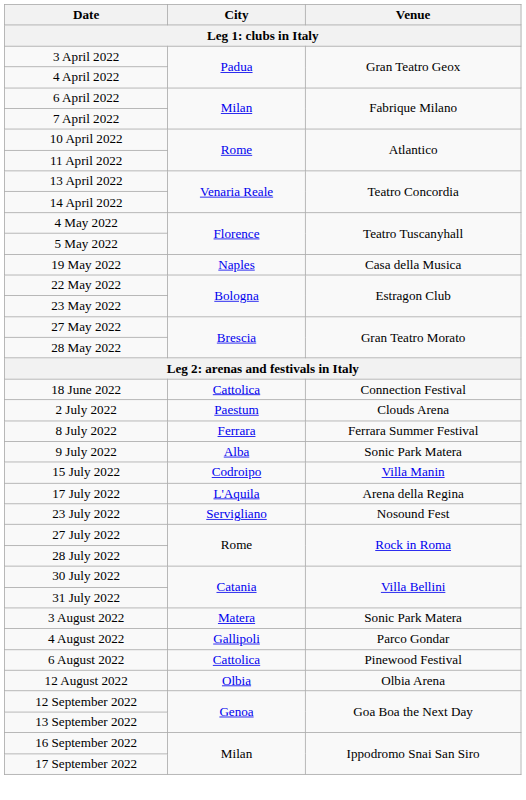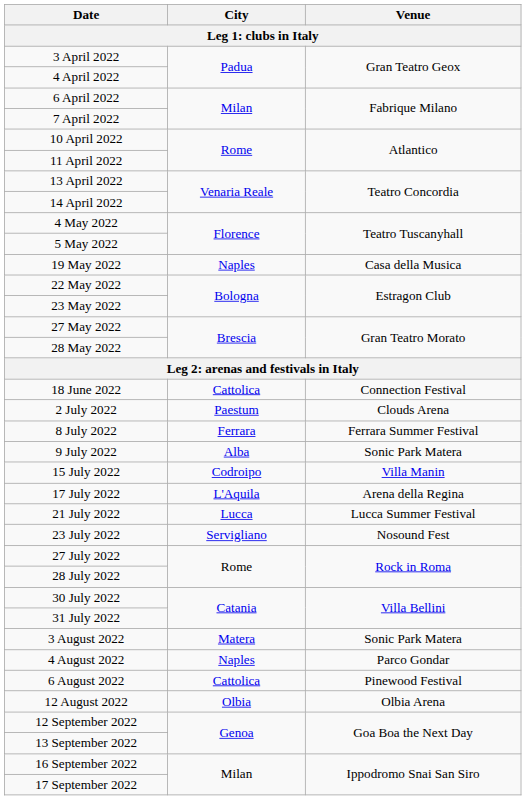+ row: (86, 514)
(237, 639) Gallipoli -> (237, 659) Naples
